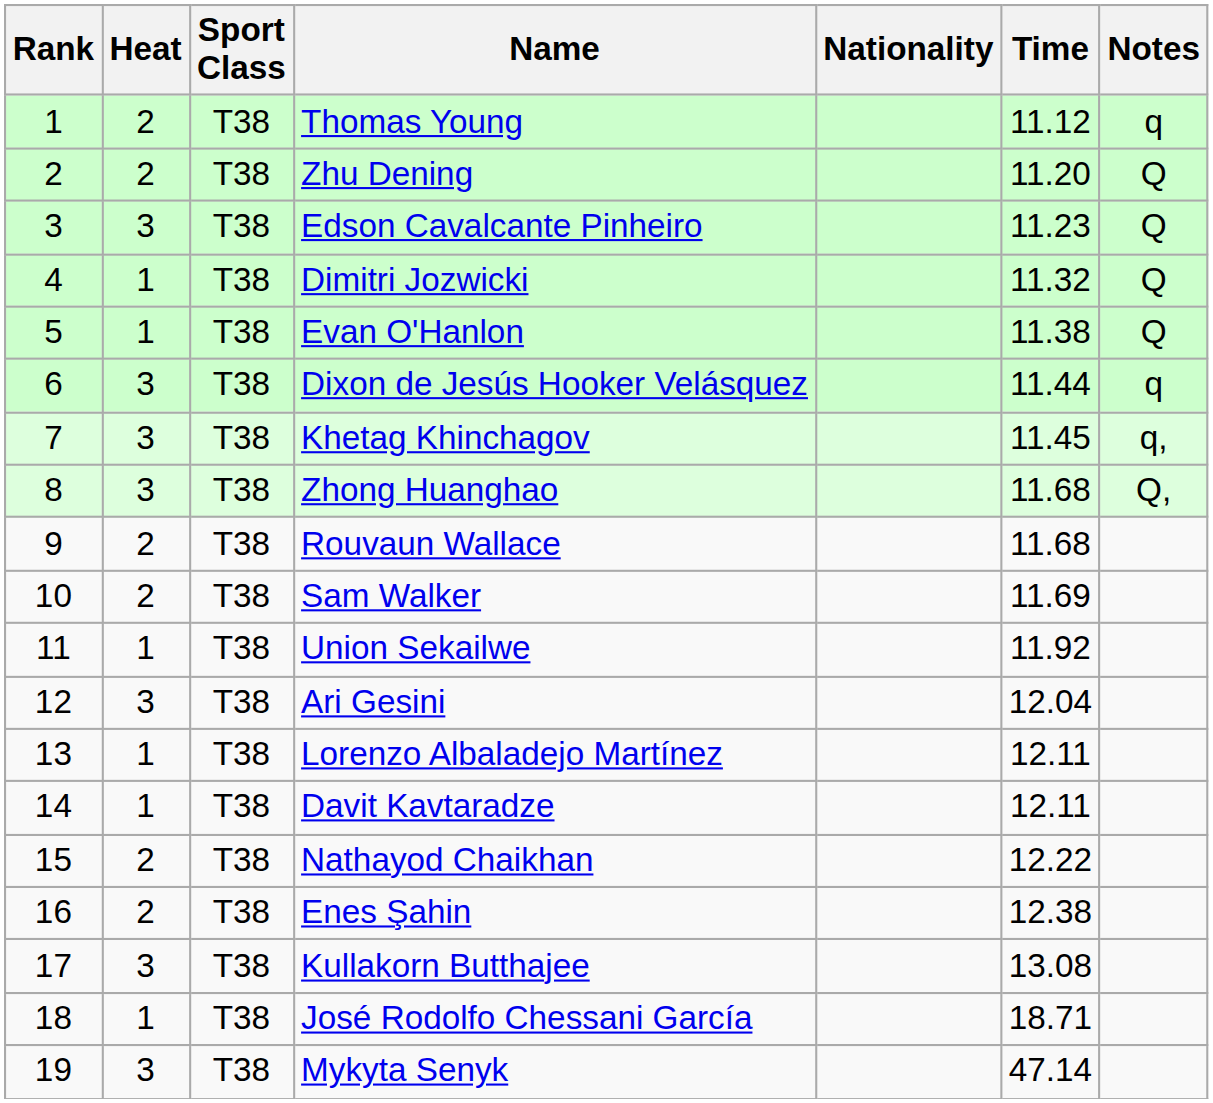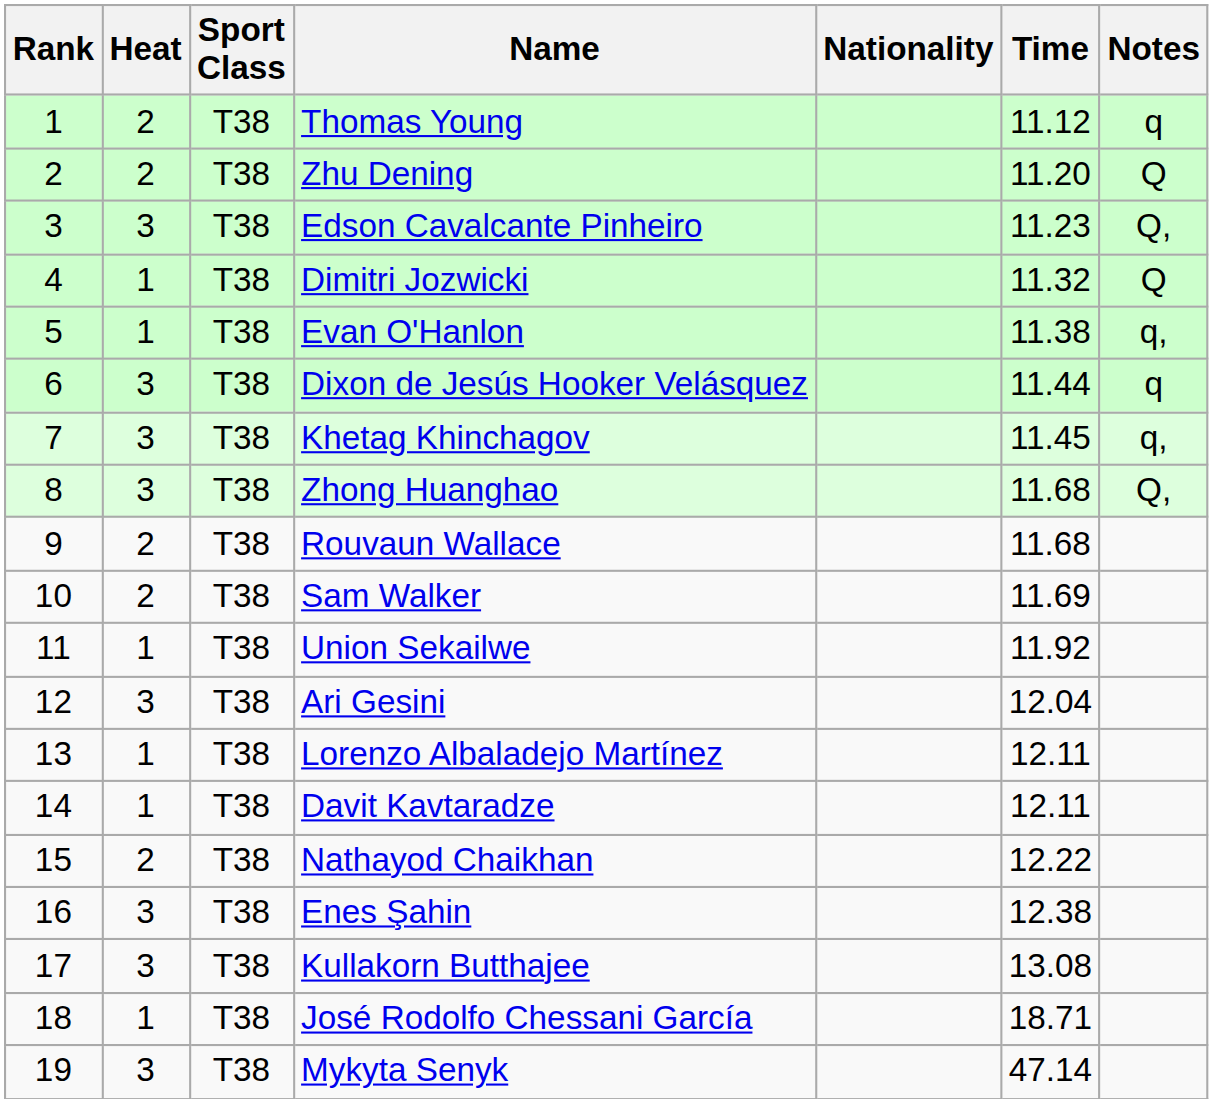(1154, 226) Q -> (1154, 226) Q,
(1154, 332) Q -> (1154, 332) q,
(146, 912) 2 -> (146, 912) 3
